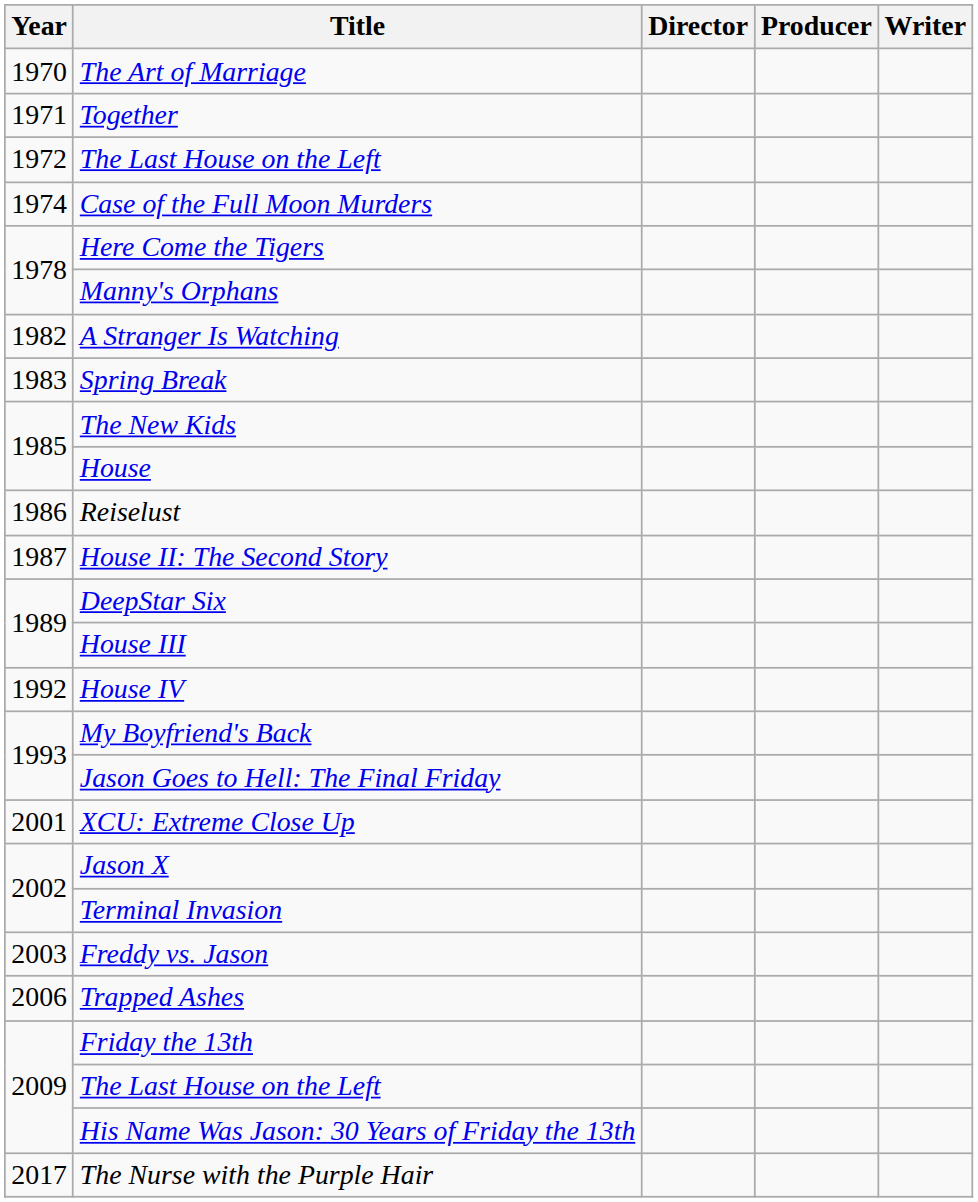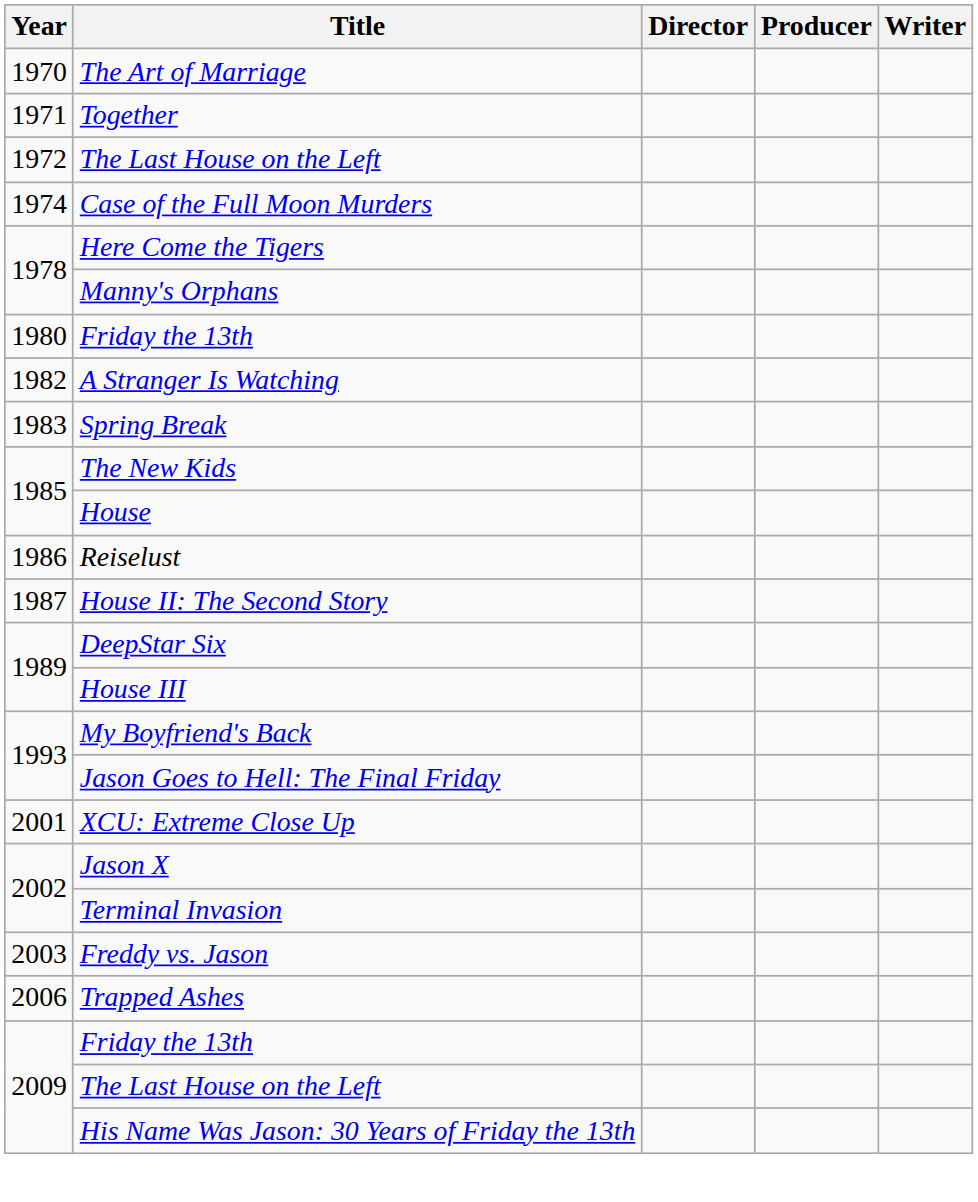+ row: (39, 335)
- row: (39, 688)
- row: (39, 1174)
